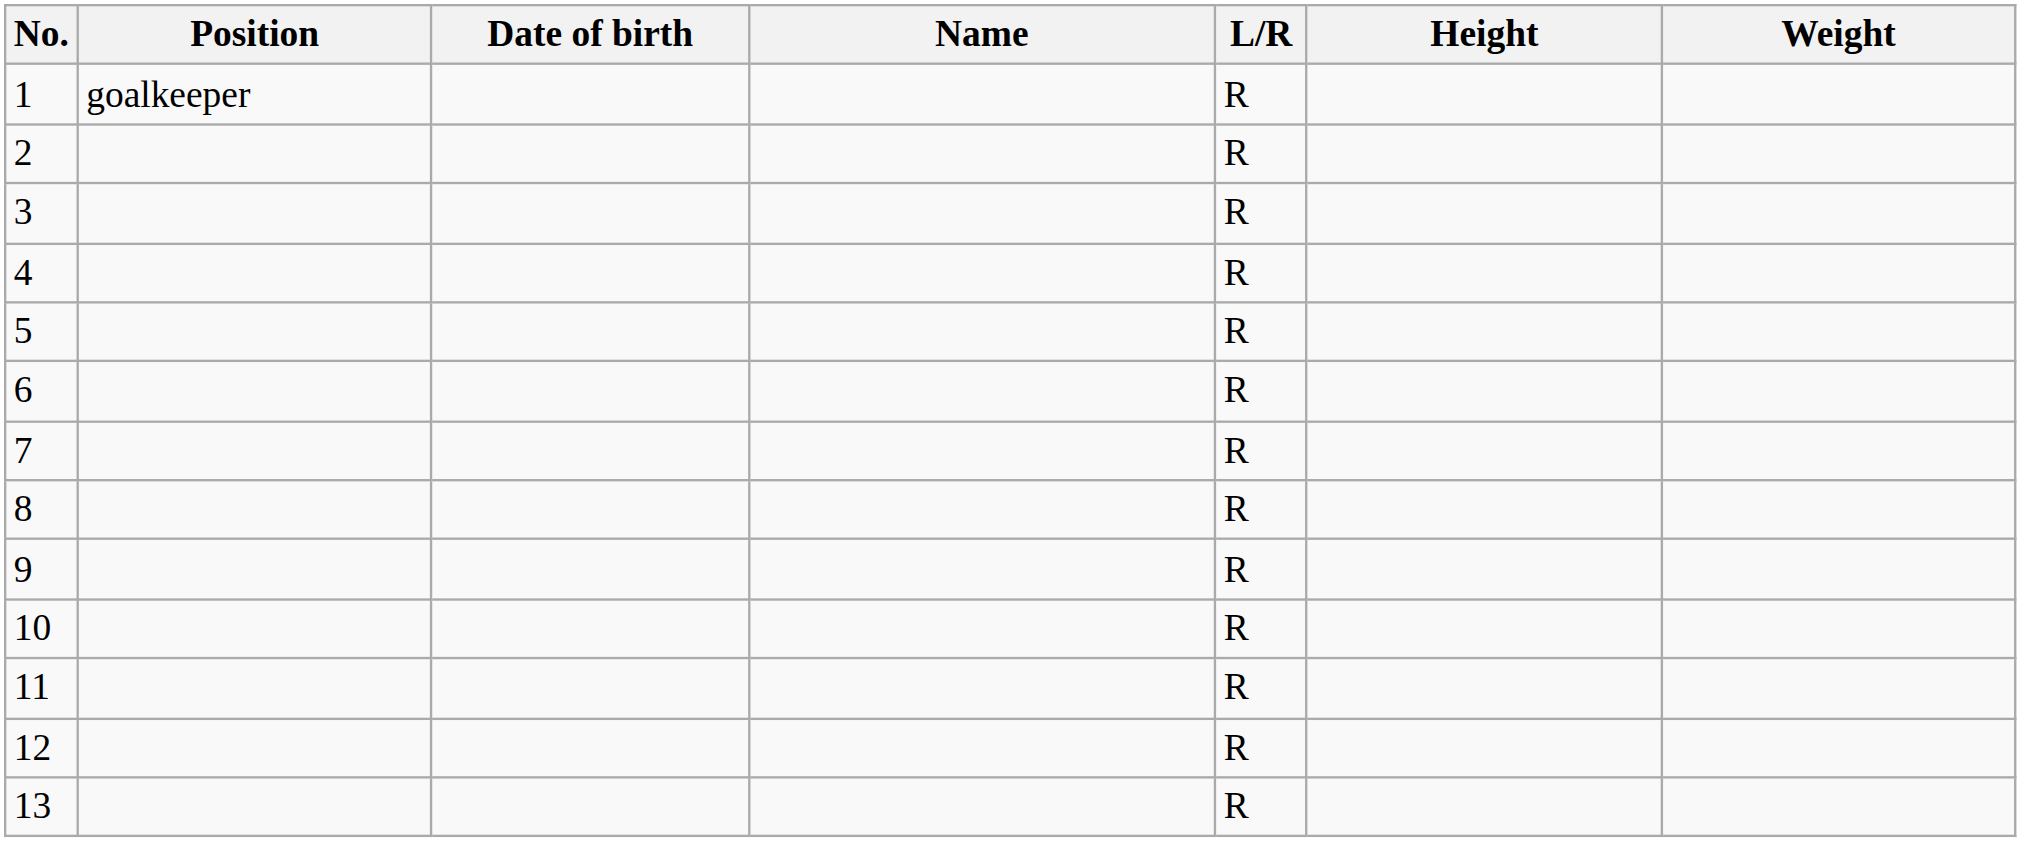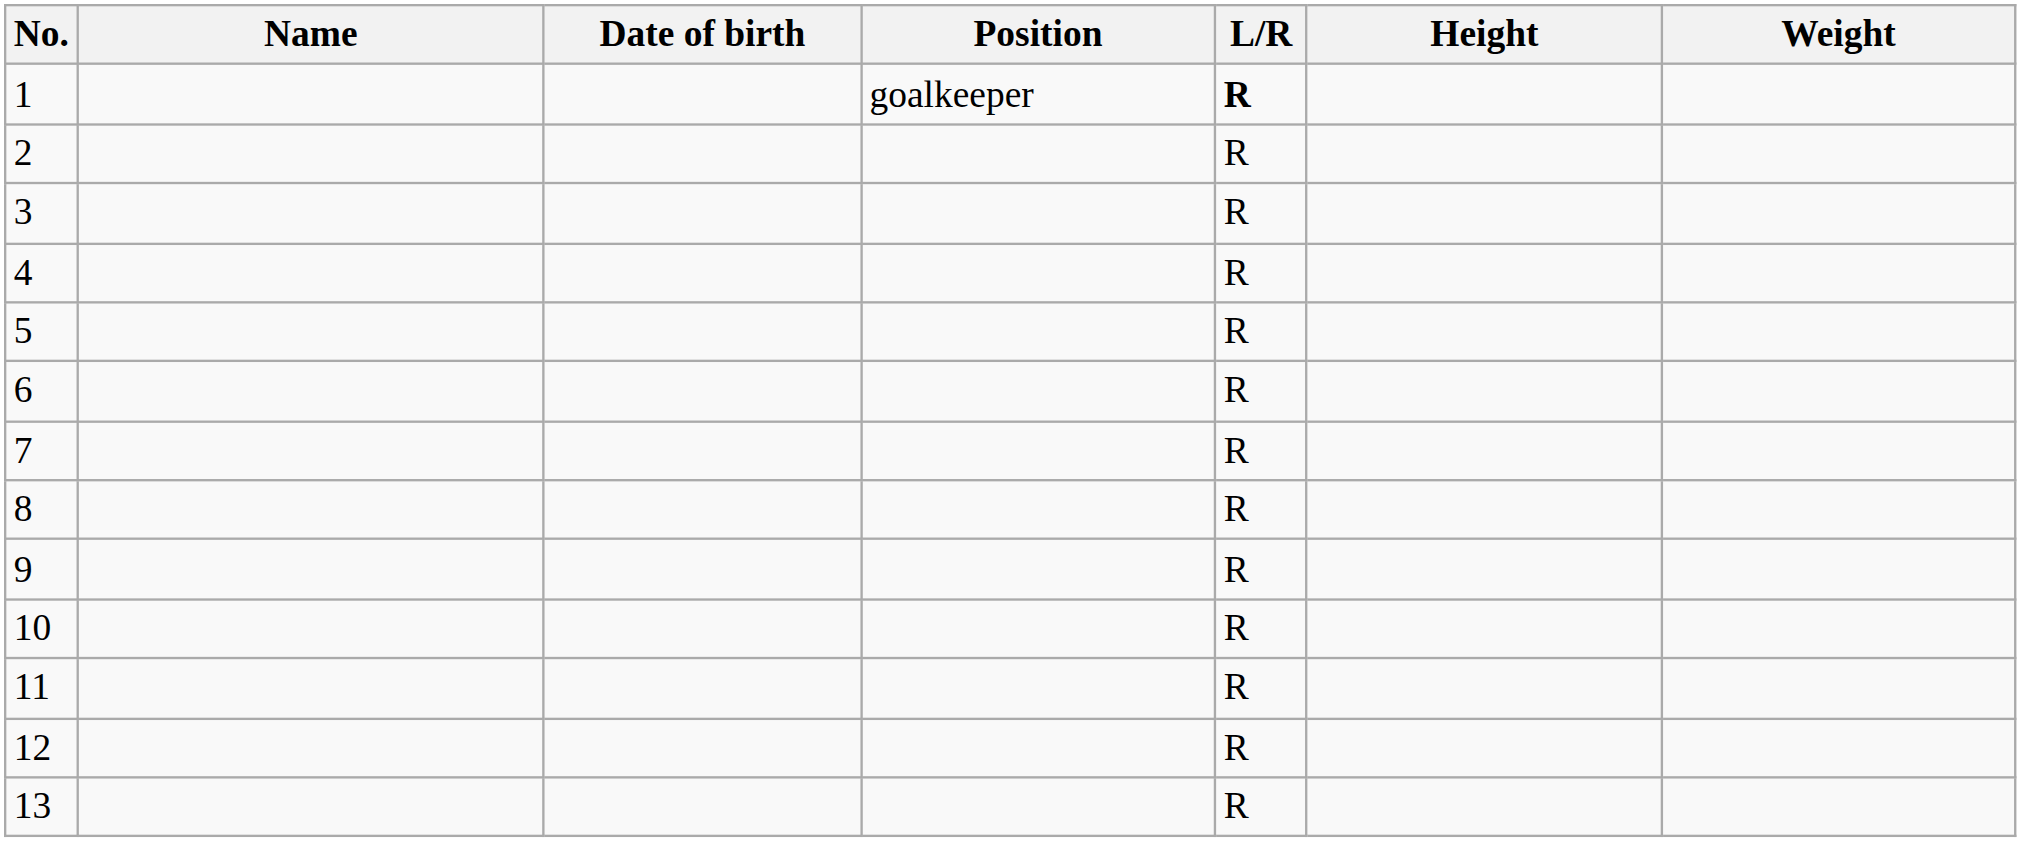columns swapped: (982, 34) <-> (255, 34)
(1236, 93) normal -> (1237, 93) bold
